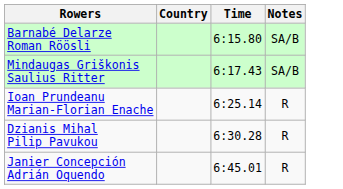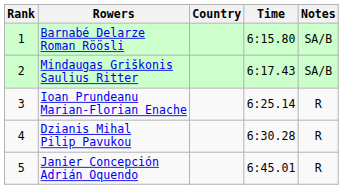+ column: (21, 14)
